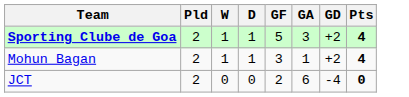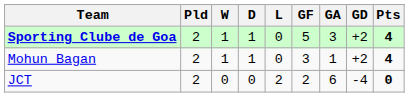+ column: (279, 15)
